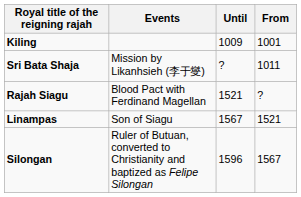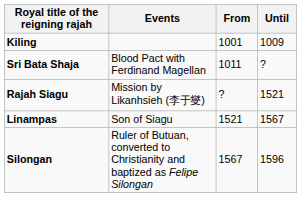columns swapped: (276, 19) <-> (235, 19)
(158, 65) Mission by Likanhsieh (李于燮) -> (159, 65) Blood Pact with Ferdinand Magellan
(159, 96) Blood Pact with Ferdinand Magellan -> (158, 94) Mission by Likanhsieh (李于燮)
